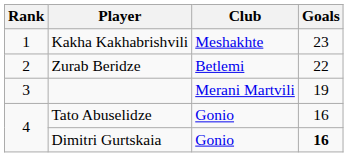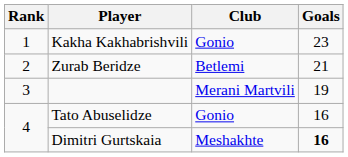(229, 41) Meshakhte -> (215, 41) Gonio
(321, 66) 22 -> (321, 66) 21
(215, 139) Gonio -> (229, 139) Meshakhte
